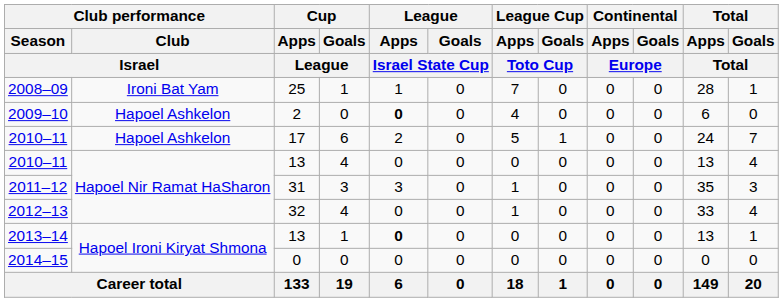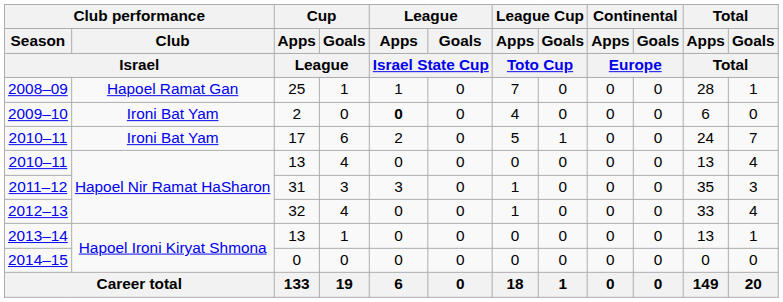(173, 89) Ironi Bat Yam -> (173, 89) Hapoel Ramat Gan
(173, 114) Hapoel Ashkelon -> (173, 114) Ironi Bat Yam
(173, 138) Hapoel Ashkelon -> (173, 138) Ironi Bat Yam
(399, 235) bold -> (399, 235) normal
